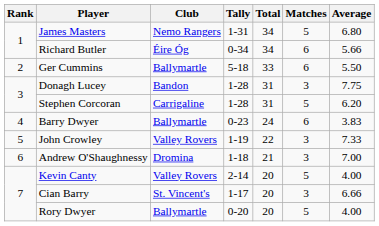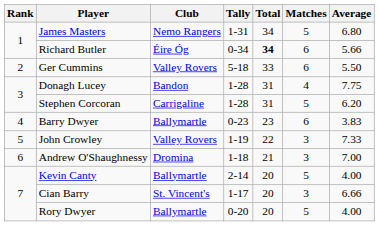(268, 49) normal -> (268, 49) bold
(180, 67) Ballymartle -> (185, 67) Valley Rovers
(306, 85) 3 -> (306, 85) 4
(268, 121) 24 -> (268, 121) 23
(185, 175) Valley Rovers -> (180, 175) Ballymartle
